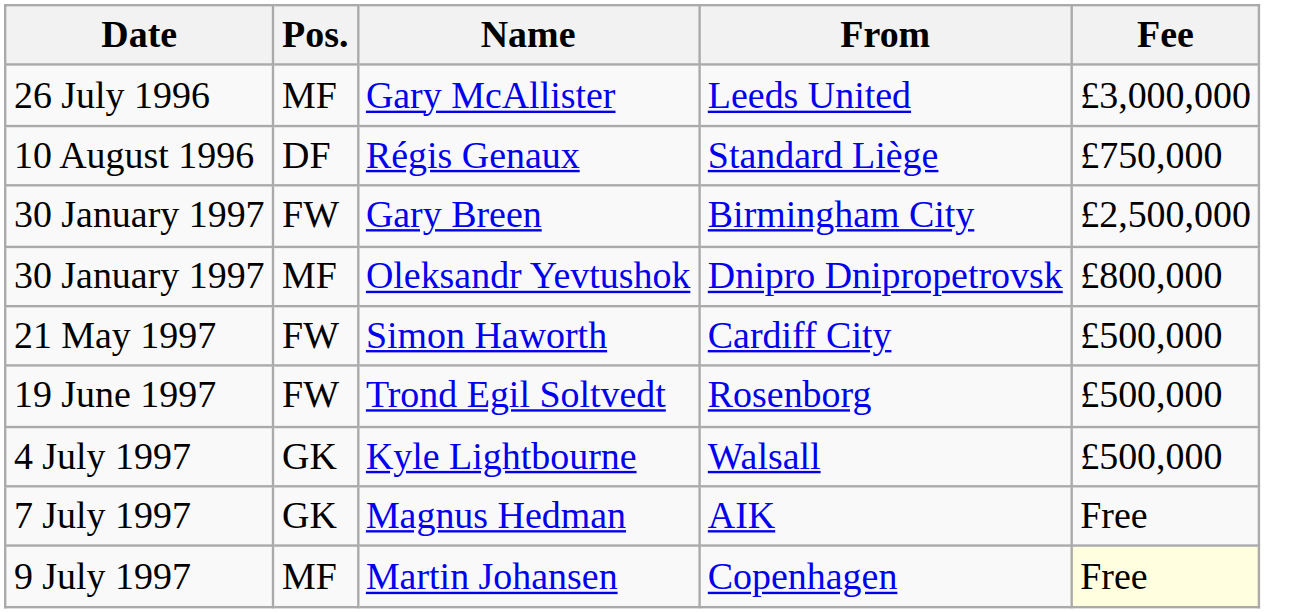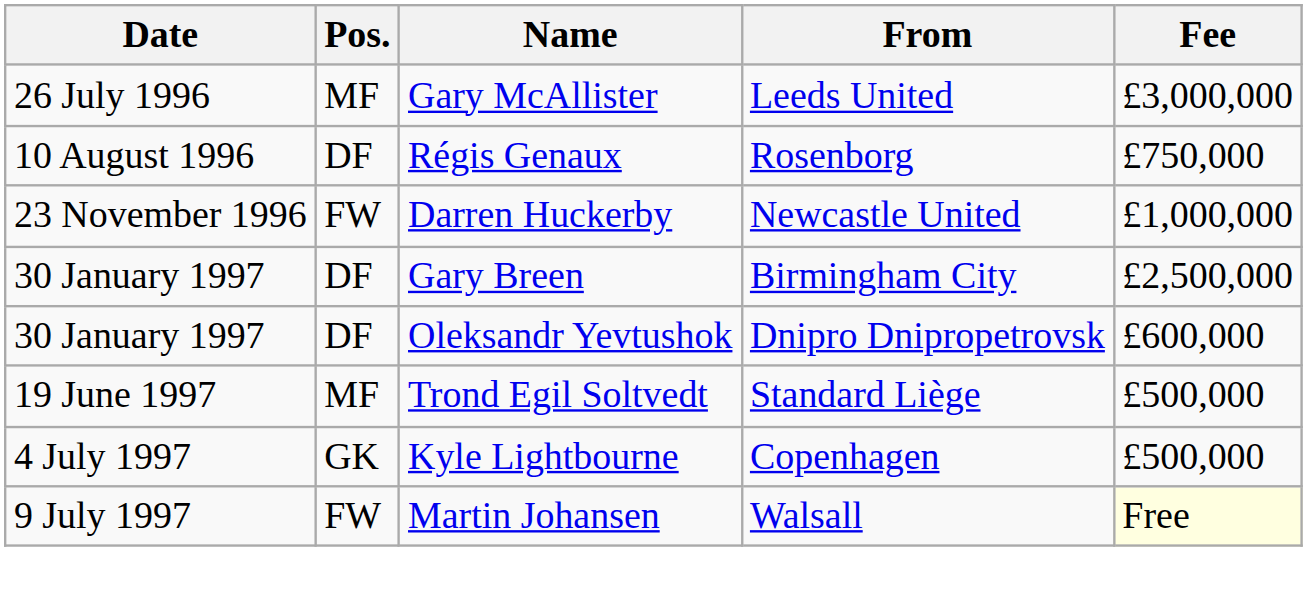(823, 154) Standard Liège -> (832, 154) Rosenborg
+ row: (540, 214)
(311, 214) FW -> (348, 275) DF
(309, 275) MF -> (348, 335) DF
(1151, 275) £800,000 -> (1193, 335) £600,000
- row: (487, 335)
(311, 395) FW -> (352, 395) MF
(790, 395) Rosenborg -> (865, 395) Standard Liège
(764, 455) Walsall -> (845, 455) Copenhagen
- row: (496, 515)
(309, 575) MF -> (353, 515) FW
(803, 575) Copenhagen -> (806, 515) Walsall
